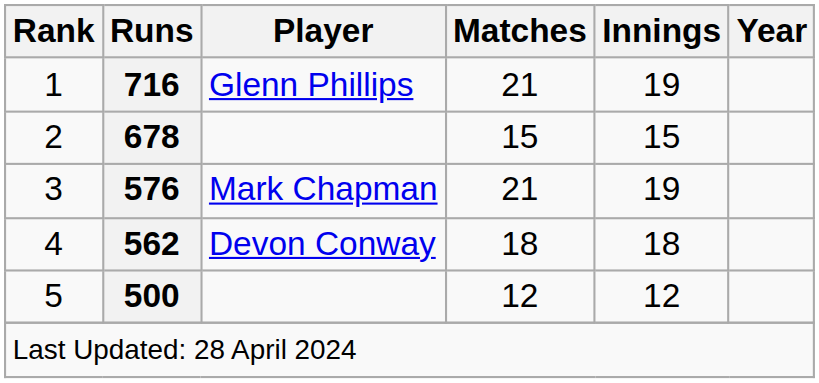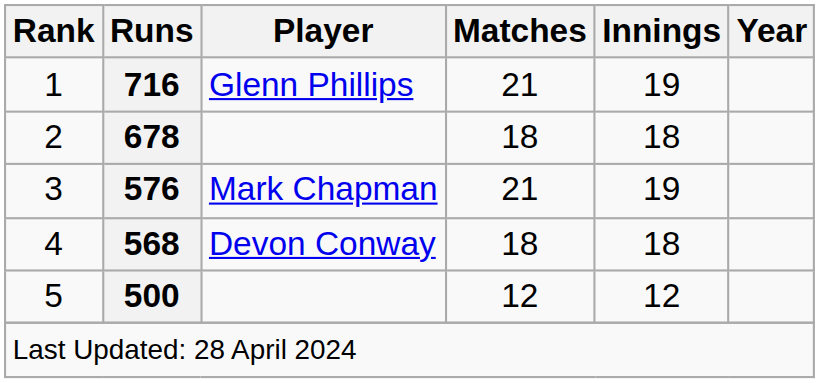(520, 137) 15 -> (520, 137) 18
(662, 137) 15 -> (662, 137) 18
(152, 243) 562 -> (152, 243) 568
